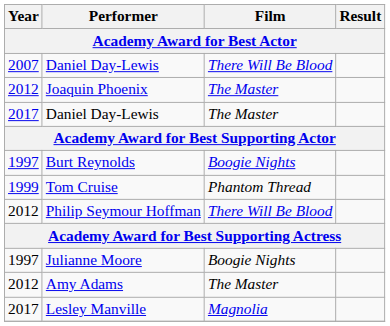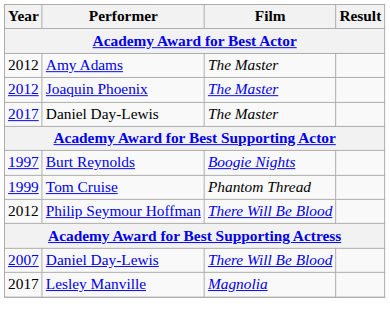rows swapped: (23, 65) <-> (23, 284)
- row: (23, 260)
